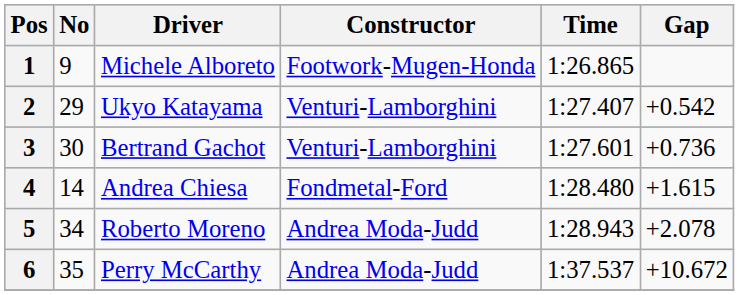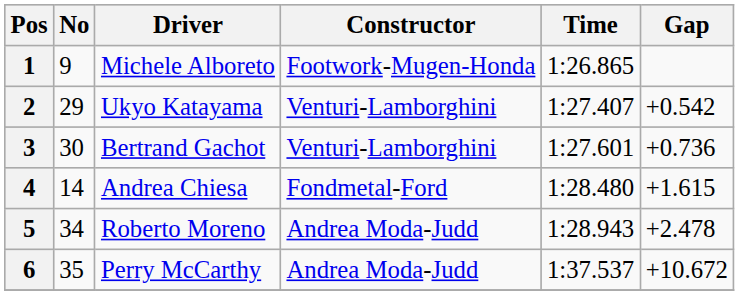(681, 229) +2.078 -> (681, 229) +2.478
